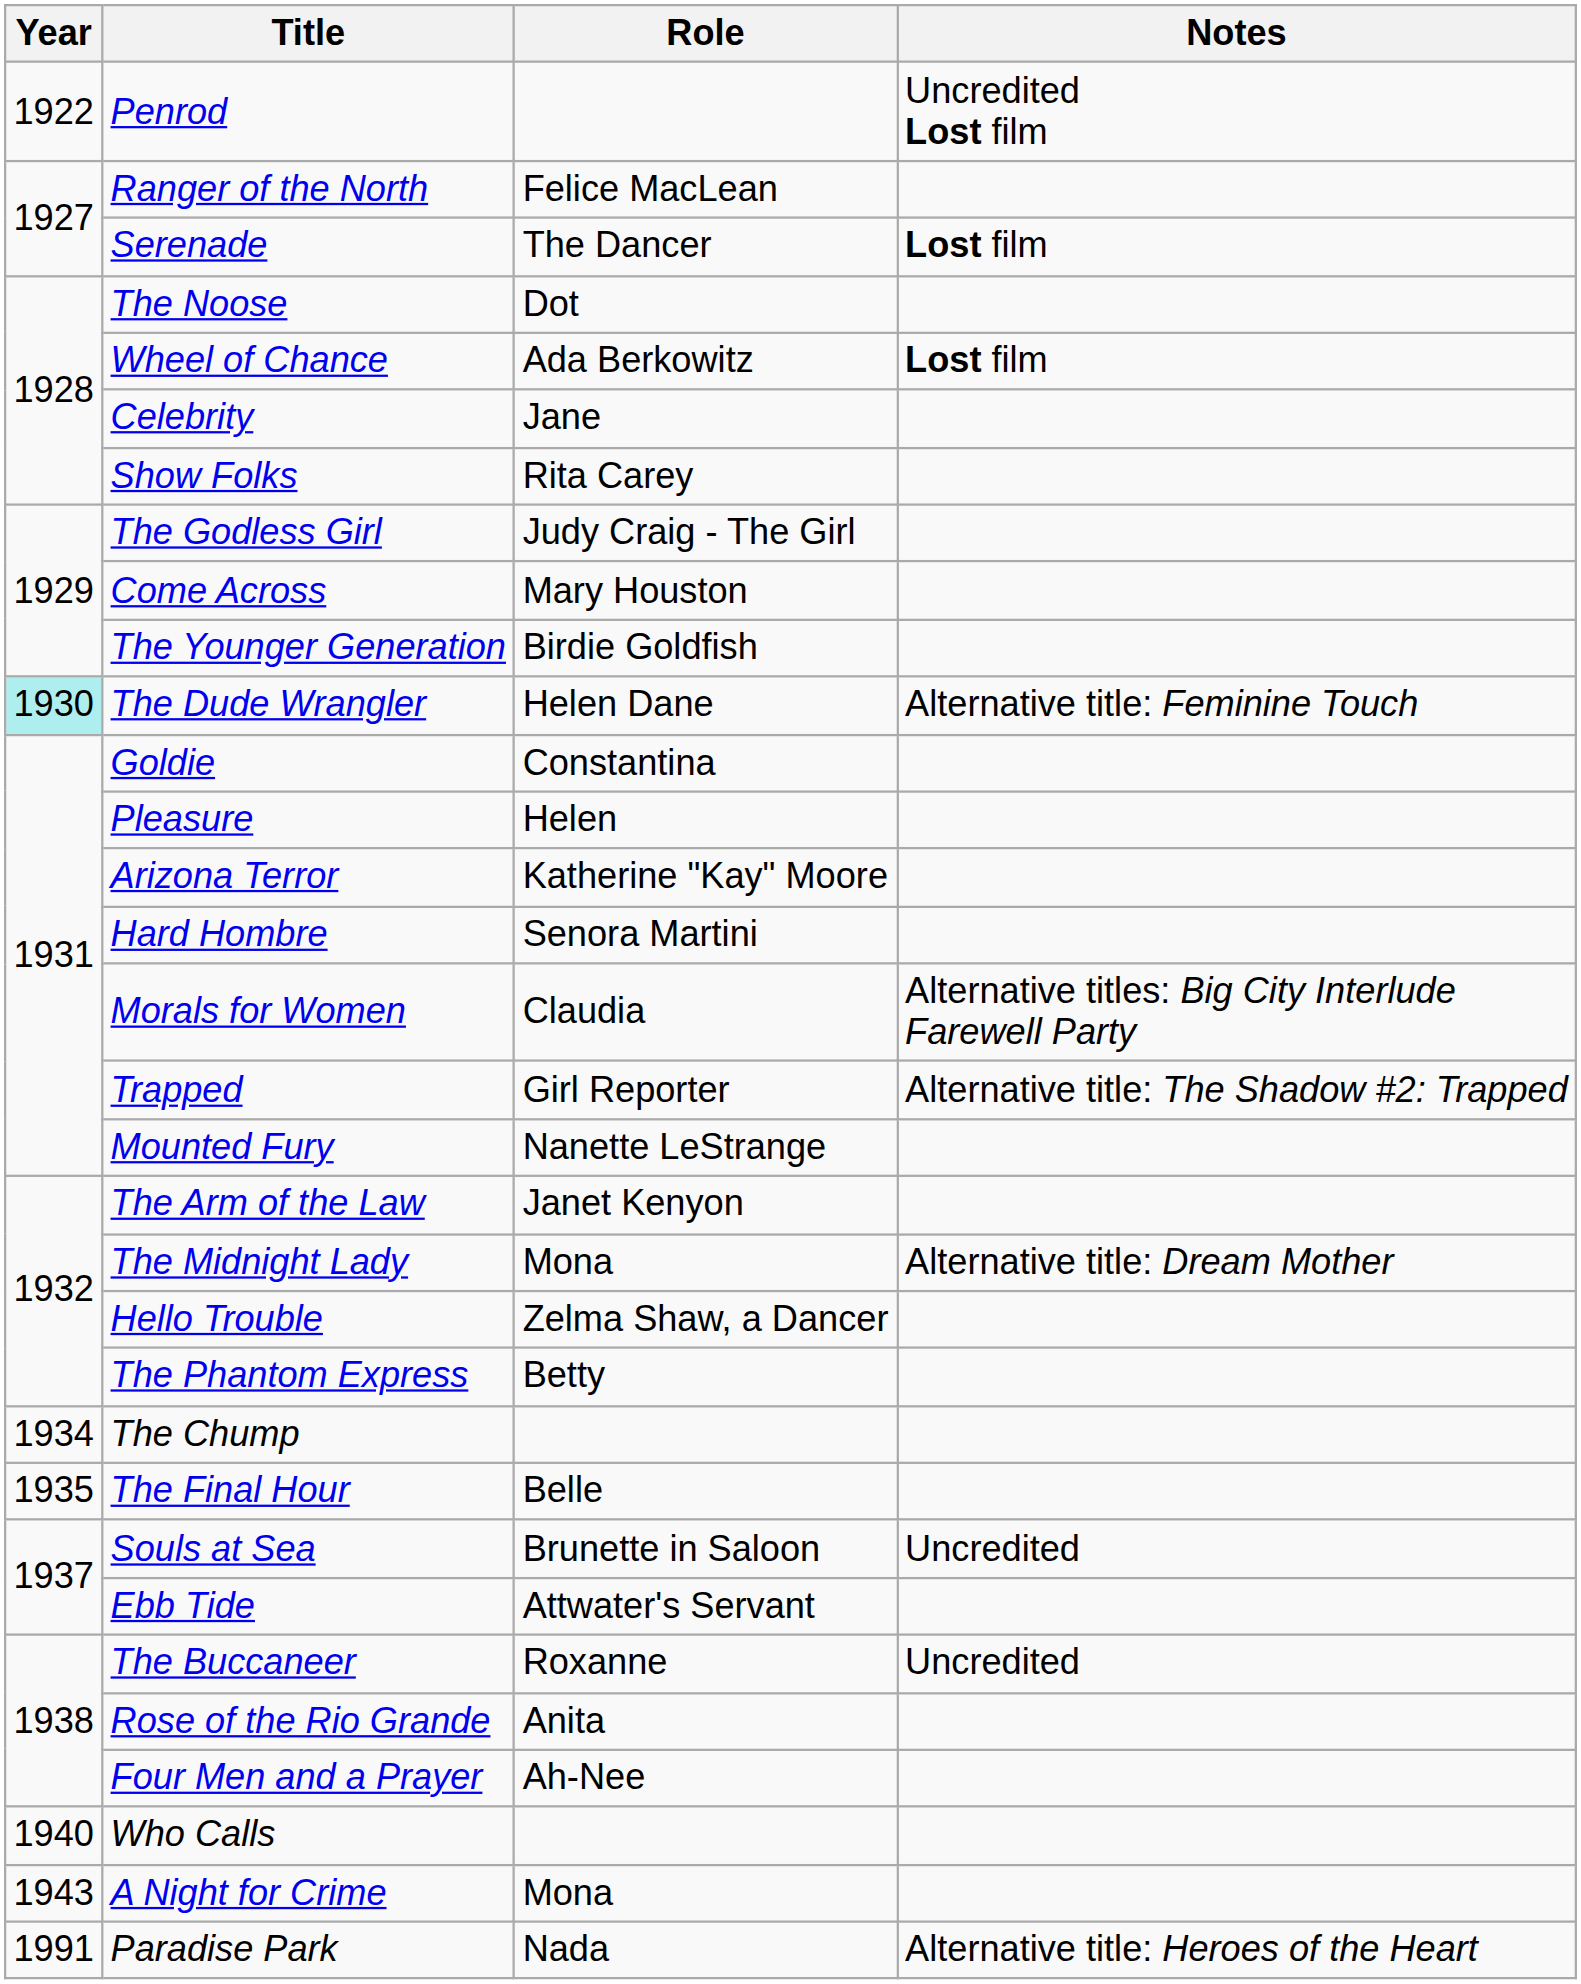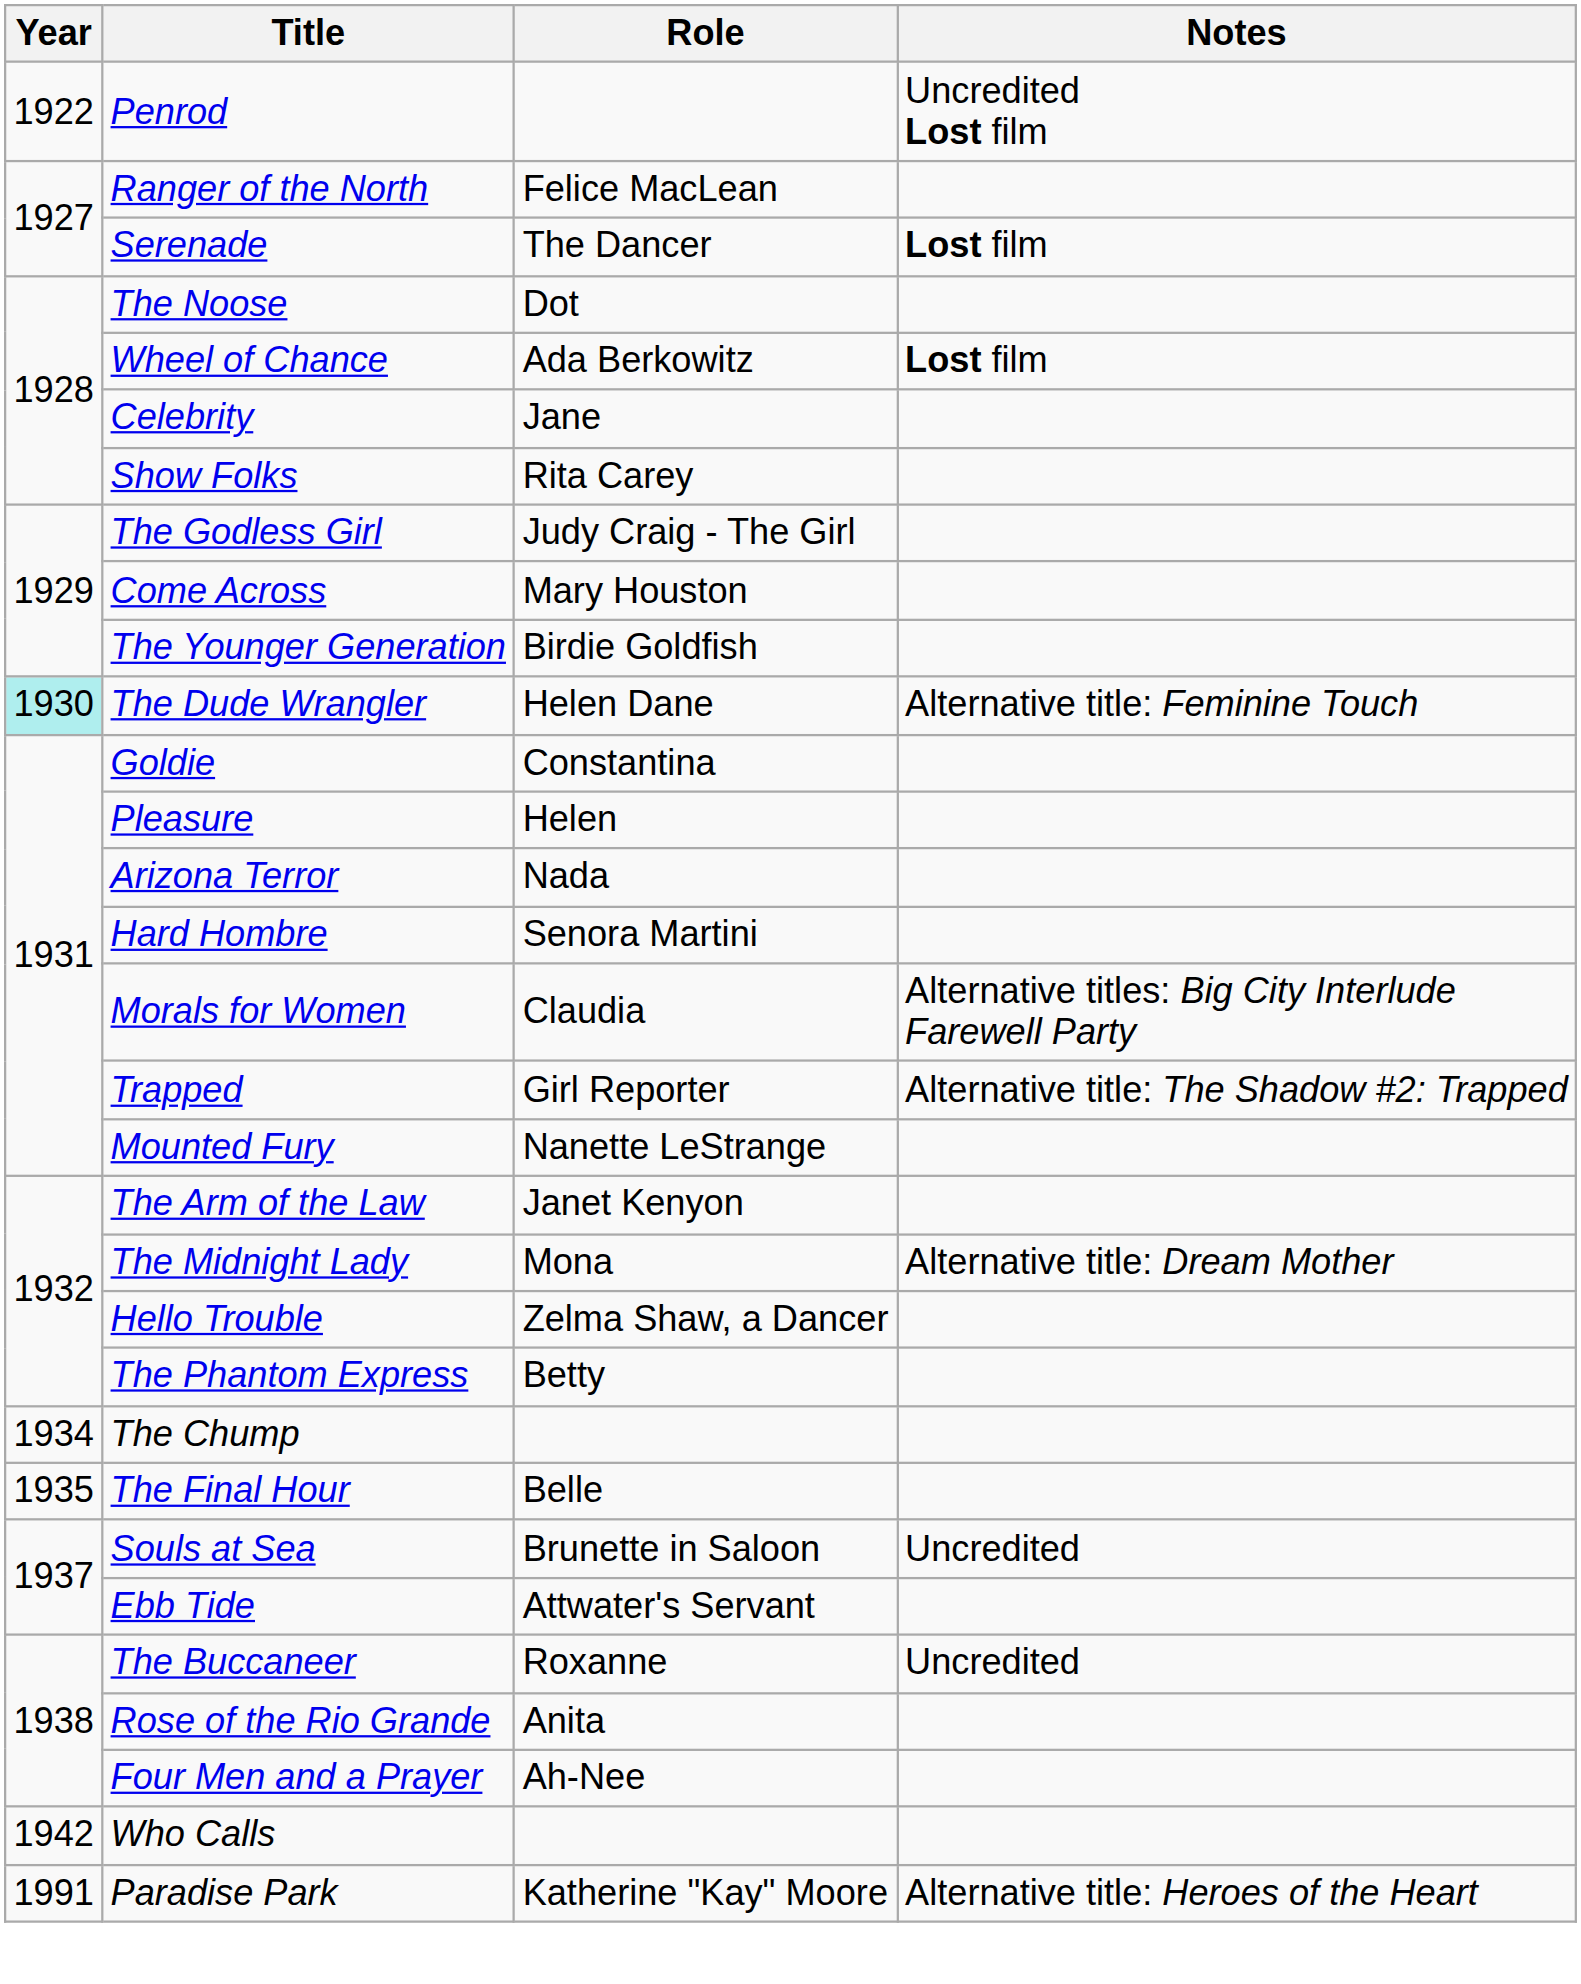(705, 876) Katherine "Kay" Moore -> (566, 876) Nada
(54, 1834) 1940 -> (54, 1834) 1942
- row: (249, 1892)
(566, 1949) Nada -> (705, 1892) Katherine "Kay" Moore
